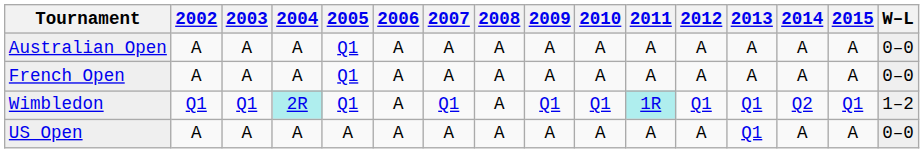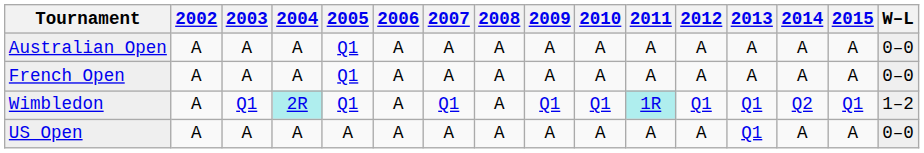(196, 105) Q1 -> (196, 105) A
